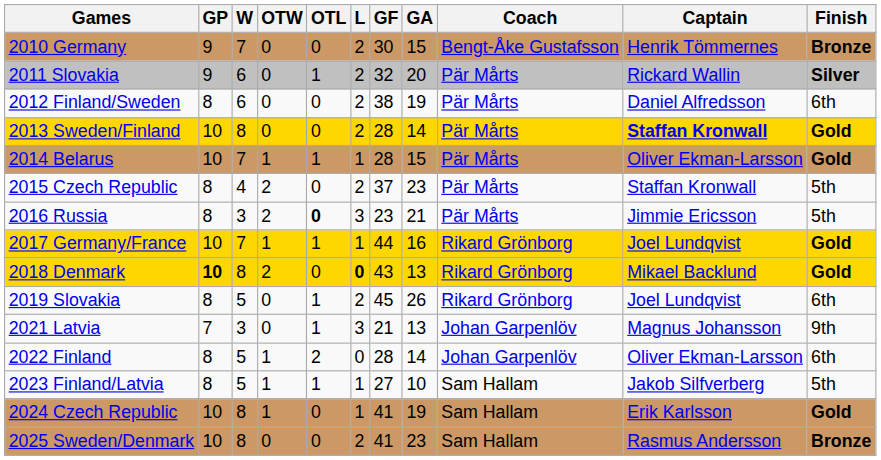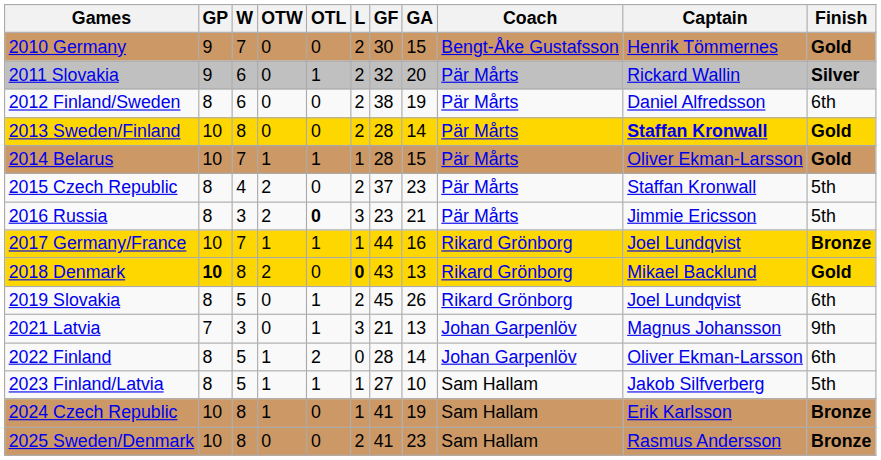(841, 46) Bronze -> (831, 46) Gold
(831, 243) Gold -> (841, 243) Bronze
(831, 412) Gold -> (841, 412) Bronze
